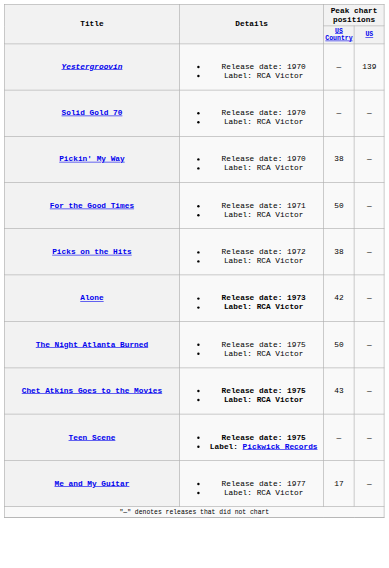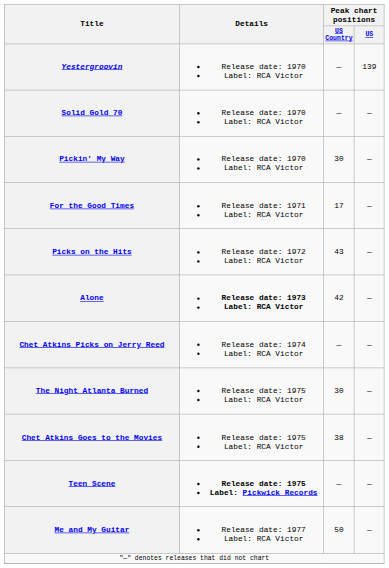(339, 159) 38 -> (339, 159) 30
(339, 206) 50 -> (339, 206) 17
(339, 252) 38 -> (339, 252) 43
+ row: (92, 345)
(339, 345) 50 -> (339, 391) 30
(252, 395) bold -> (252, 442) normal
(339, 391) 43 -> (339, 437) 38
(339, 484) 17 -> (339, 530) 50
